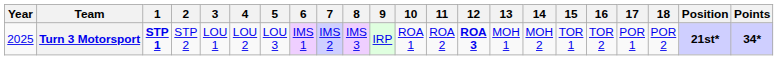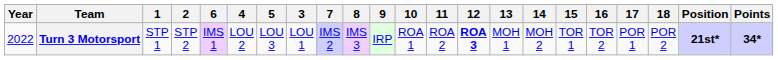columns swapped: (215, 13) <-> (303, 13)
(20, 39) 2025 -> (20, 39) 2022
(157, 39) bold -> (157, 39) normal
